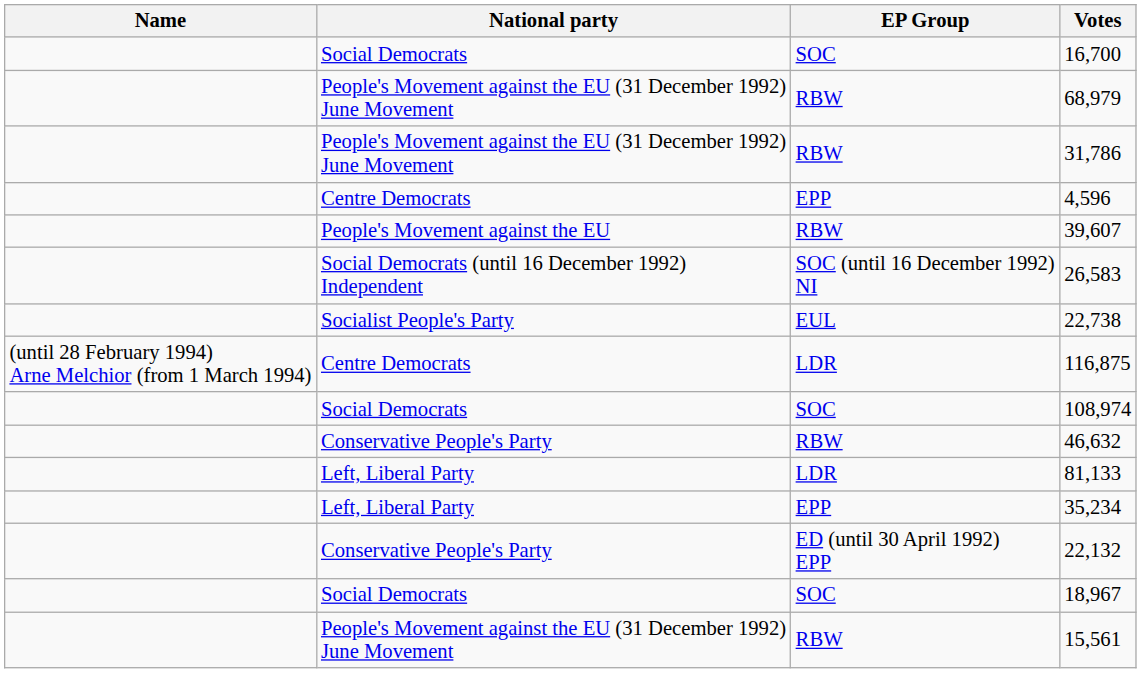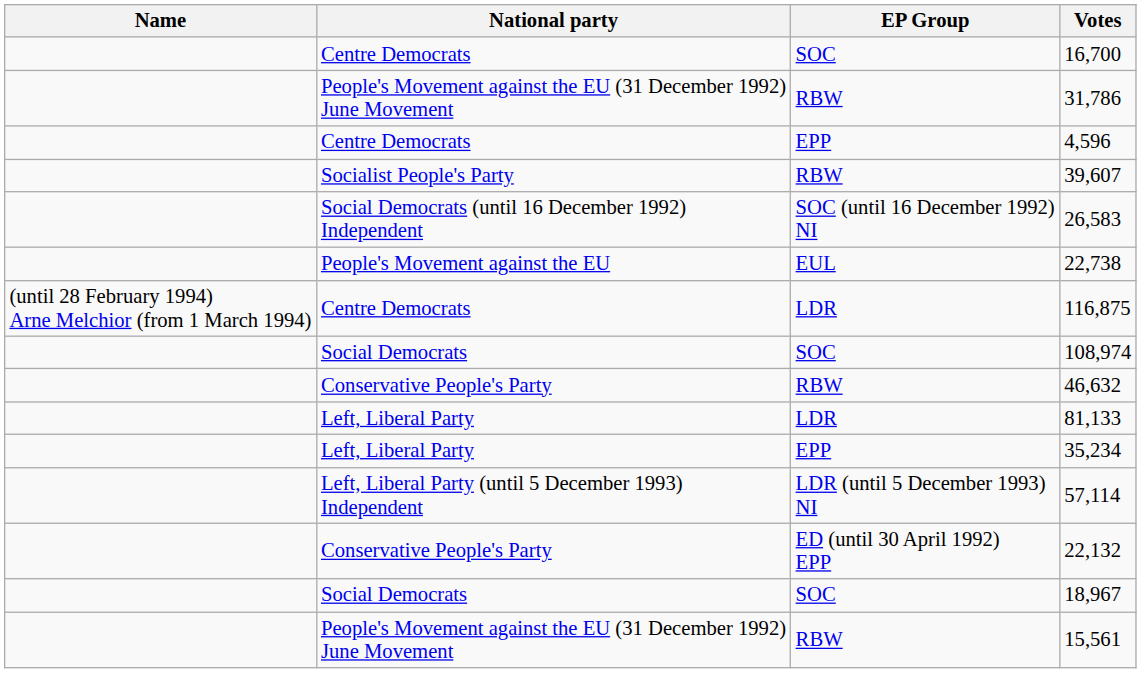(394, 53) Social Democrats -> (396, 53) Centre Democrats
- row: (1093, 97)
(466, 230) People's Movement against the EU -> (417, 175) Socialist People's Party
(417, 319) Socialist People's Party -> (466, 263) People's Movement against the EU
+ row: (1092, 494)
